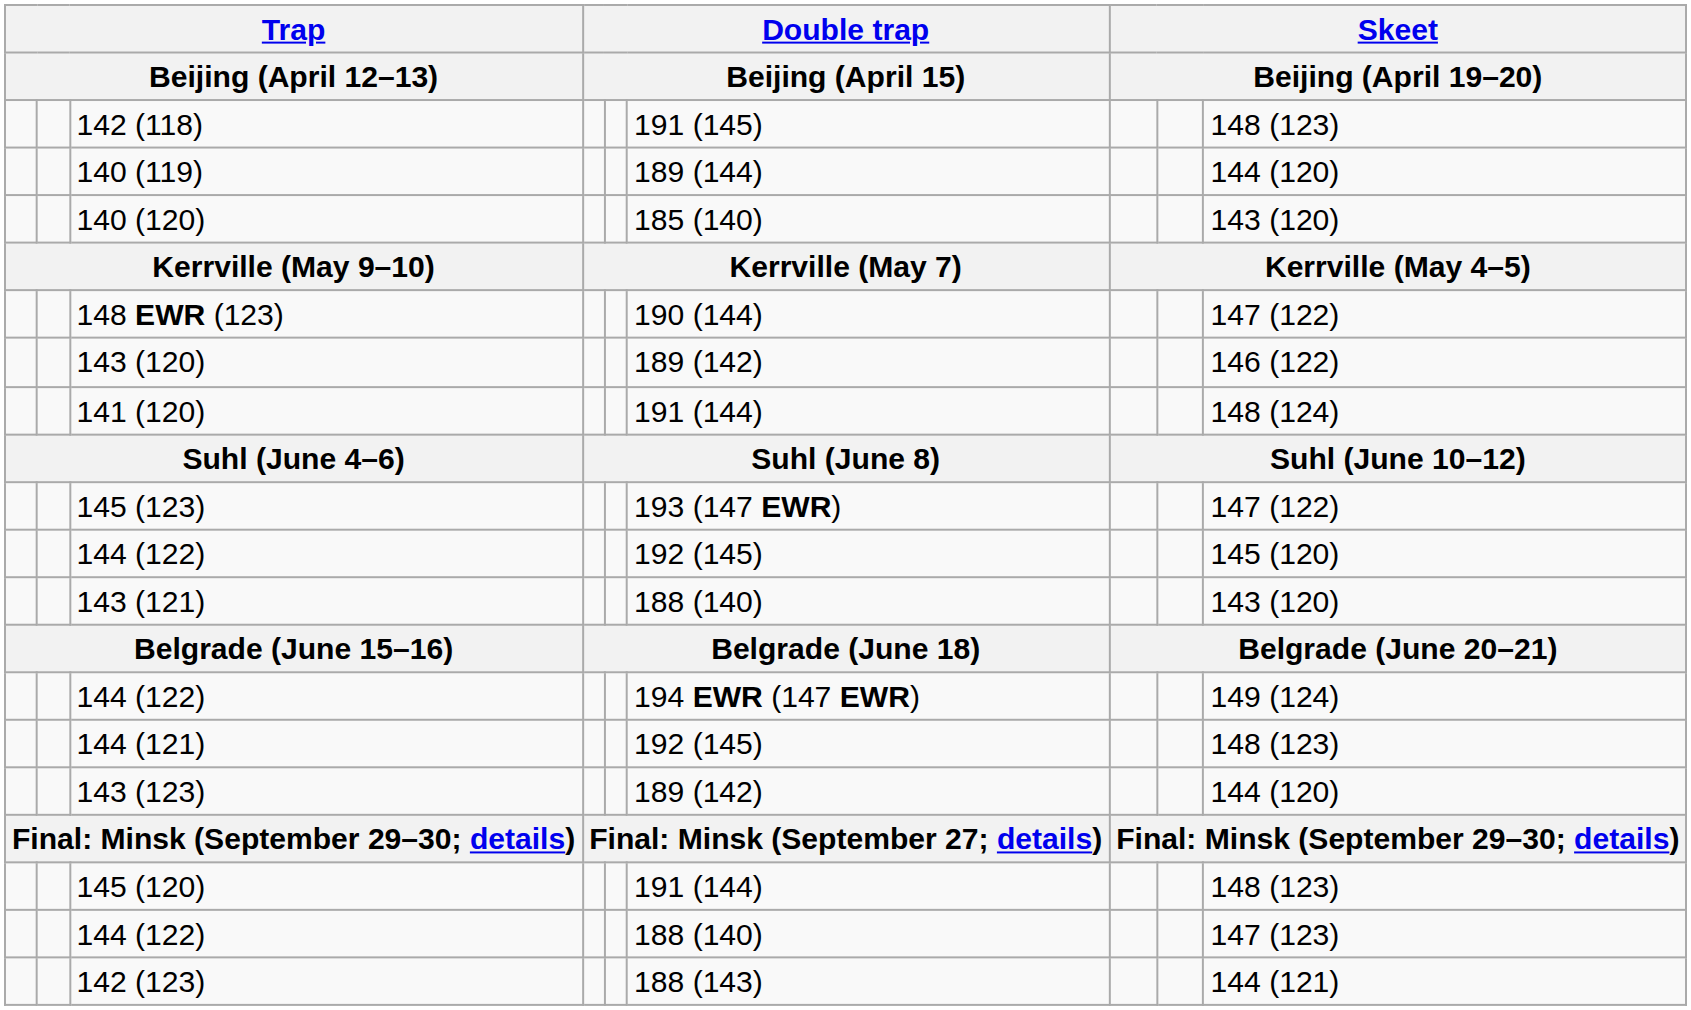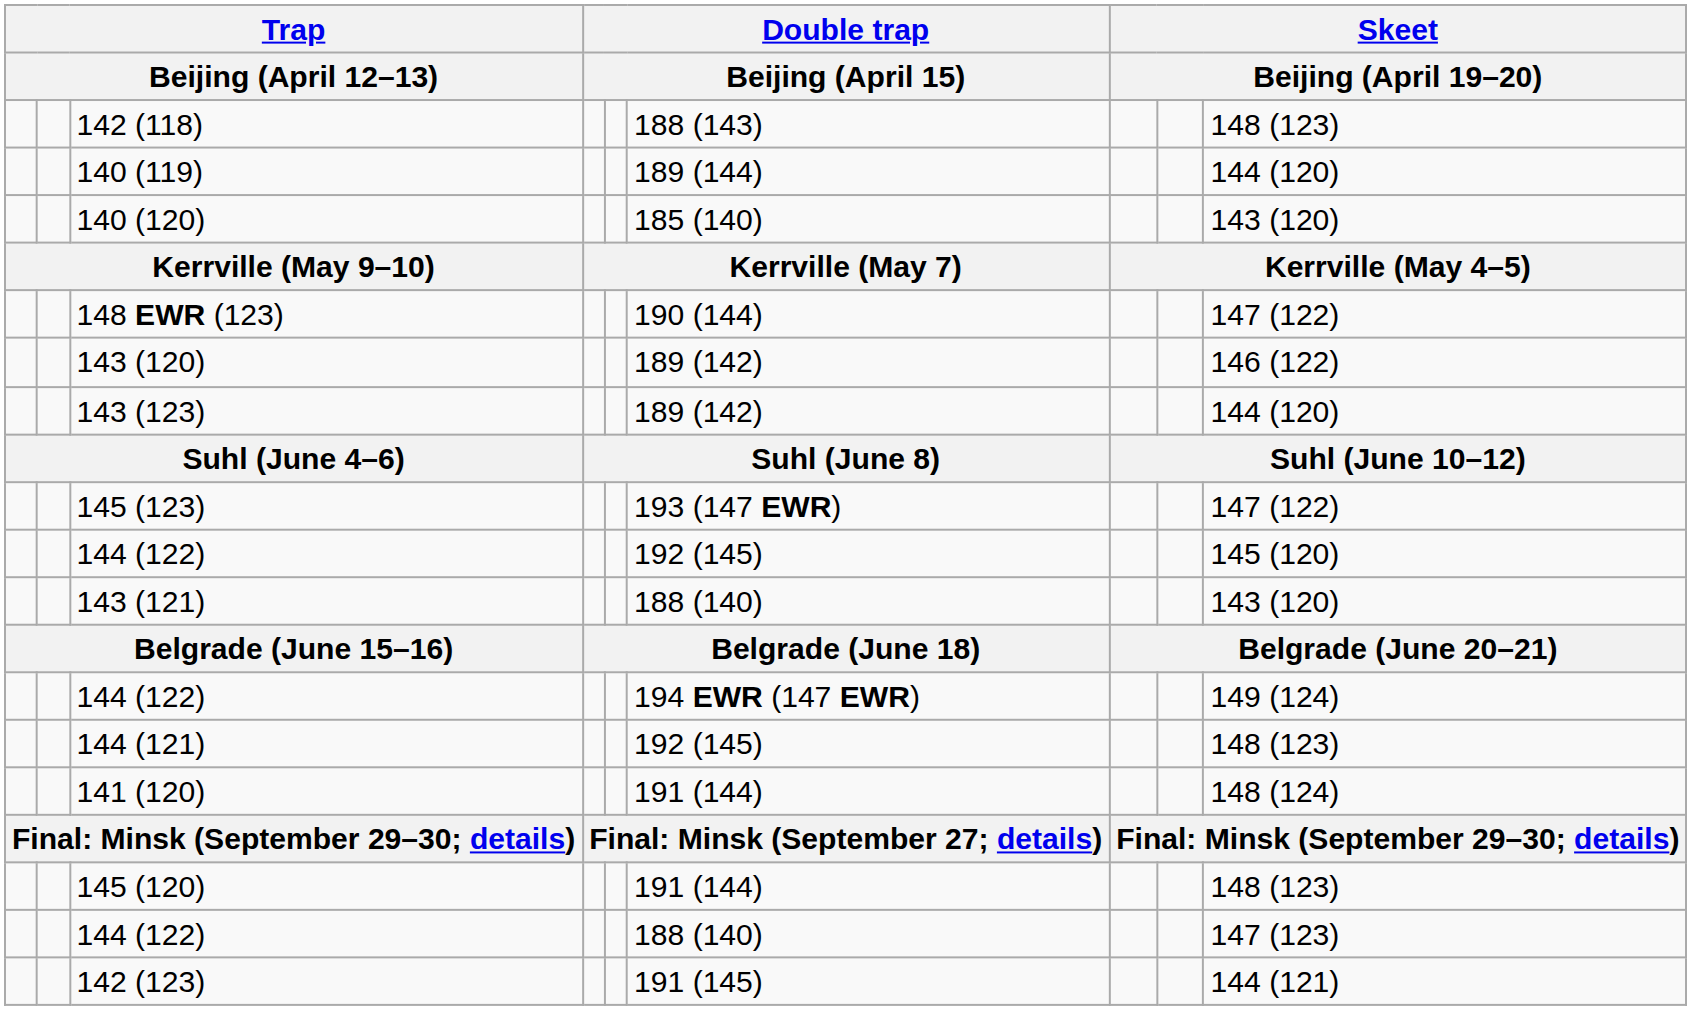(698, 124) 191 (145) -> (698, 124) 188 (143)
rows swapped: (21, 791) <-> (21, 410)
(698, 982) 188 (143) -> (698, 982) 191 (145)
